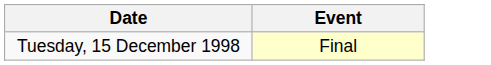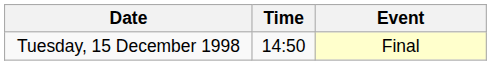+ column: (284, 18)
